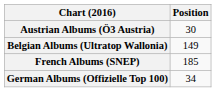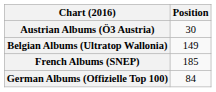(191, 78) 34 -> (191, 78) 84
